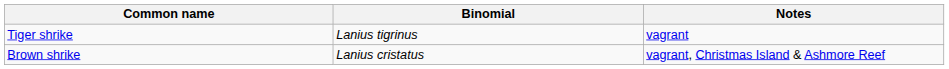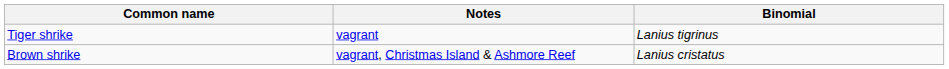columns swapped: (488, 14) <-> (794, 14)
